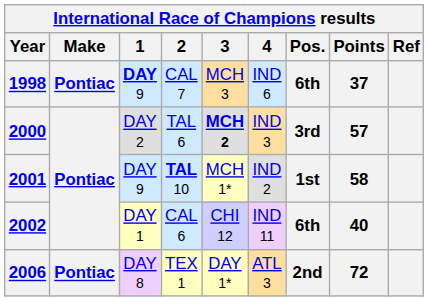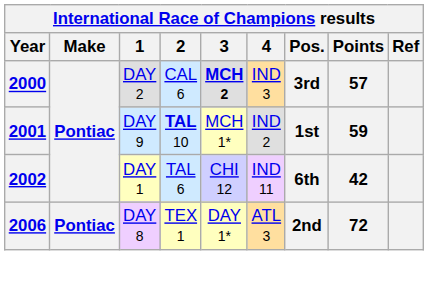- row: (27, 84)
(181, 130) TAL 6 -> (181, 83) CAL 6
(359, 178) 58 -> (358, 131) 59
(181, 225) CAL 6 -> (181, 178) TAL 6
(359, 226) 40 -> (358, 178) 42
